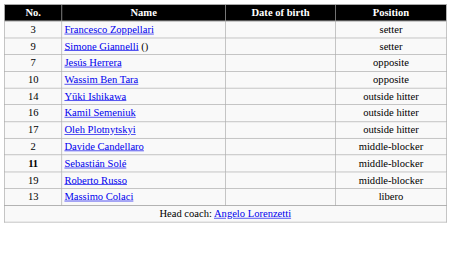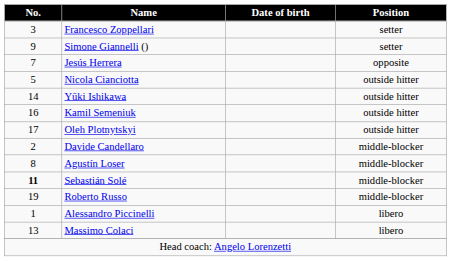- row: (101, 79)
+ row: (102, 79)
+ row: (94, 163)
+ row: (109, 213)
